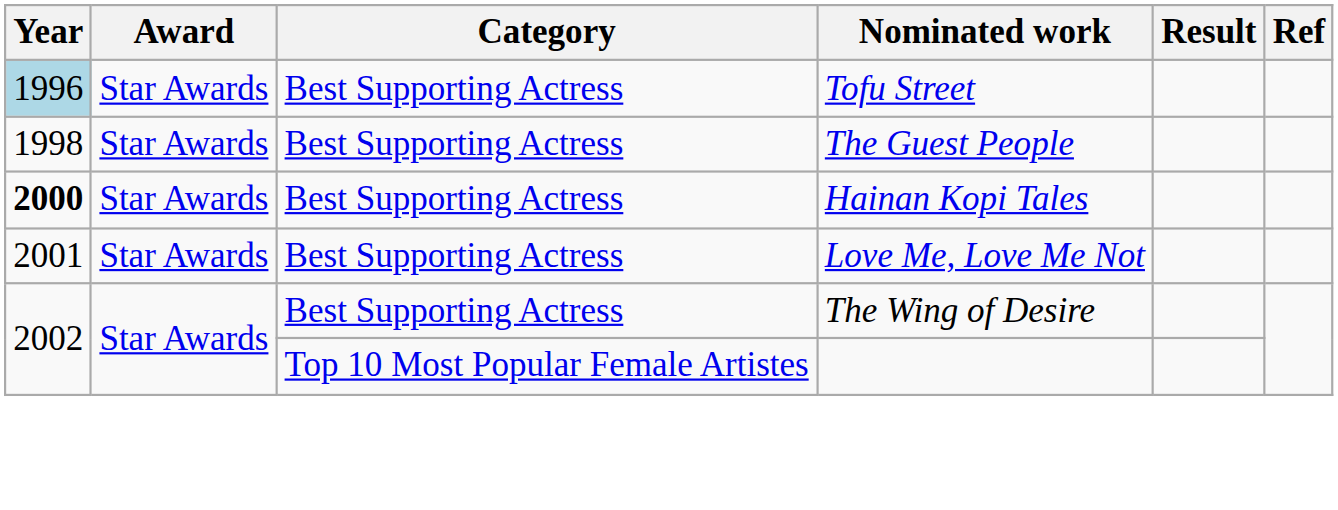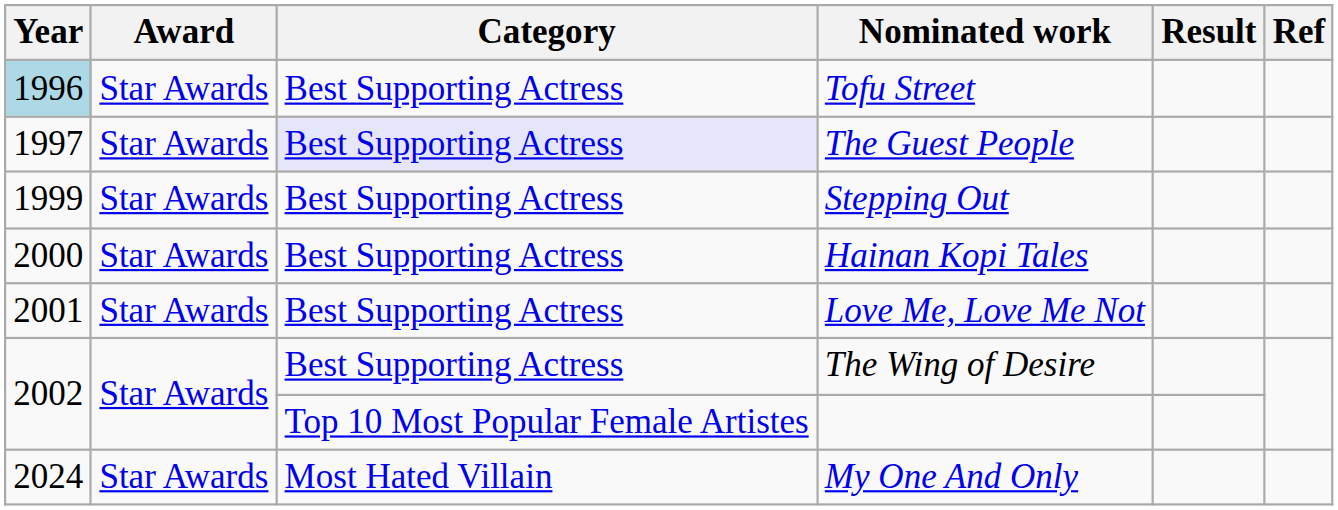(48, 143) 1998 -> (48, 143) 1997
(454, 143) no background -> (454, 143) lavender background
+ row: (917, 198)
(48, 198) bold -> (48, 254) normal
+ row: (952, 476)
